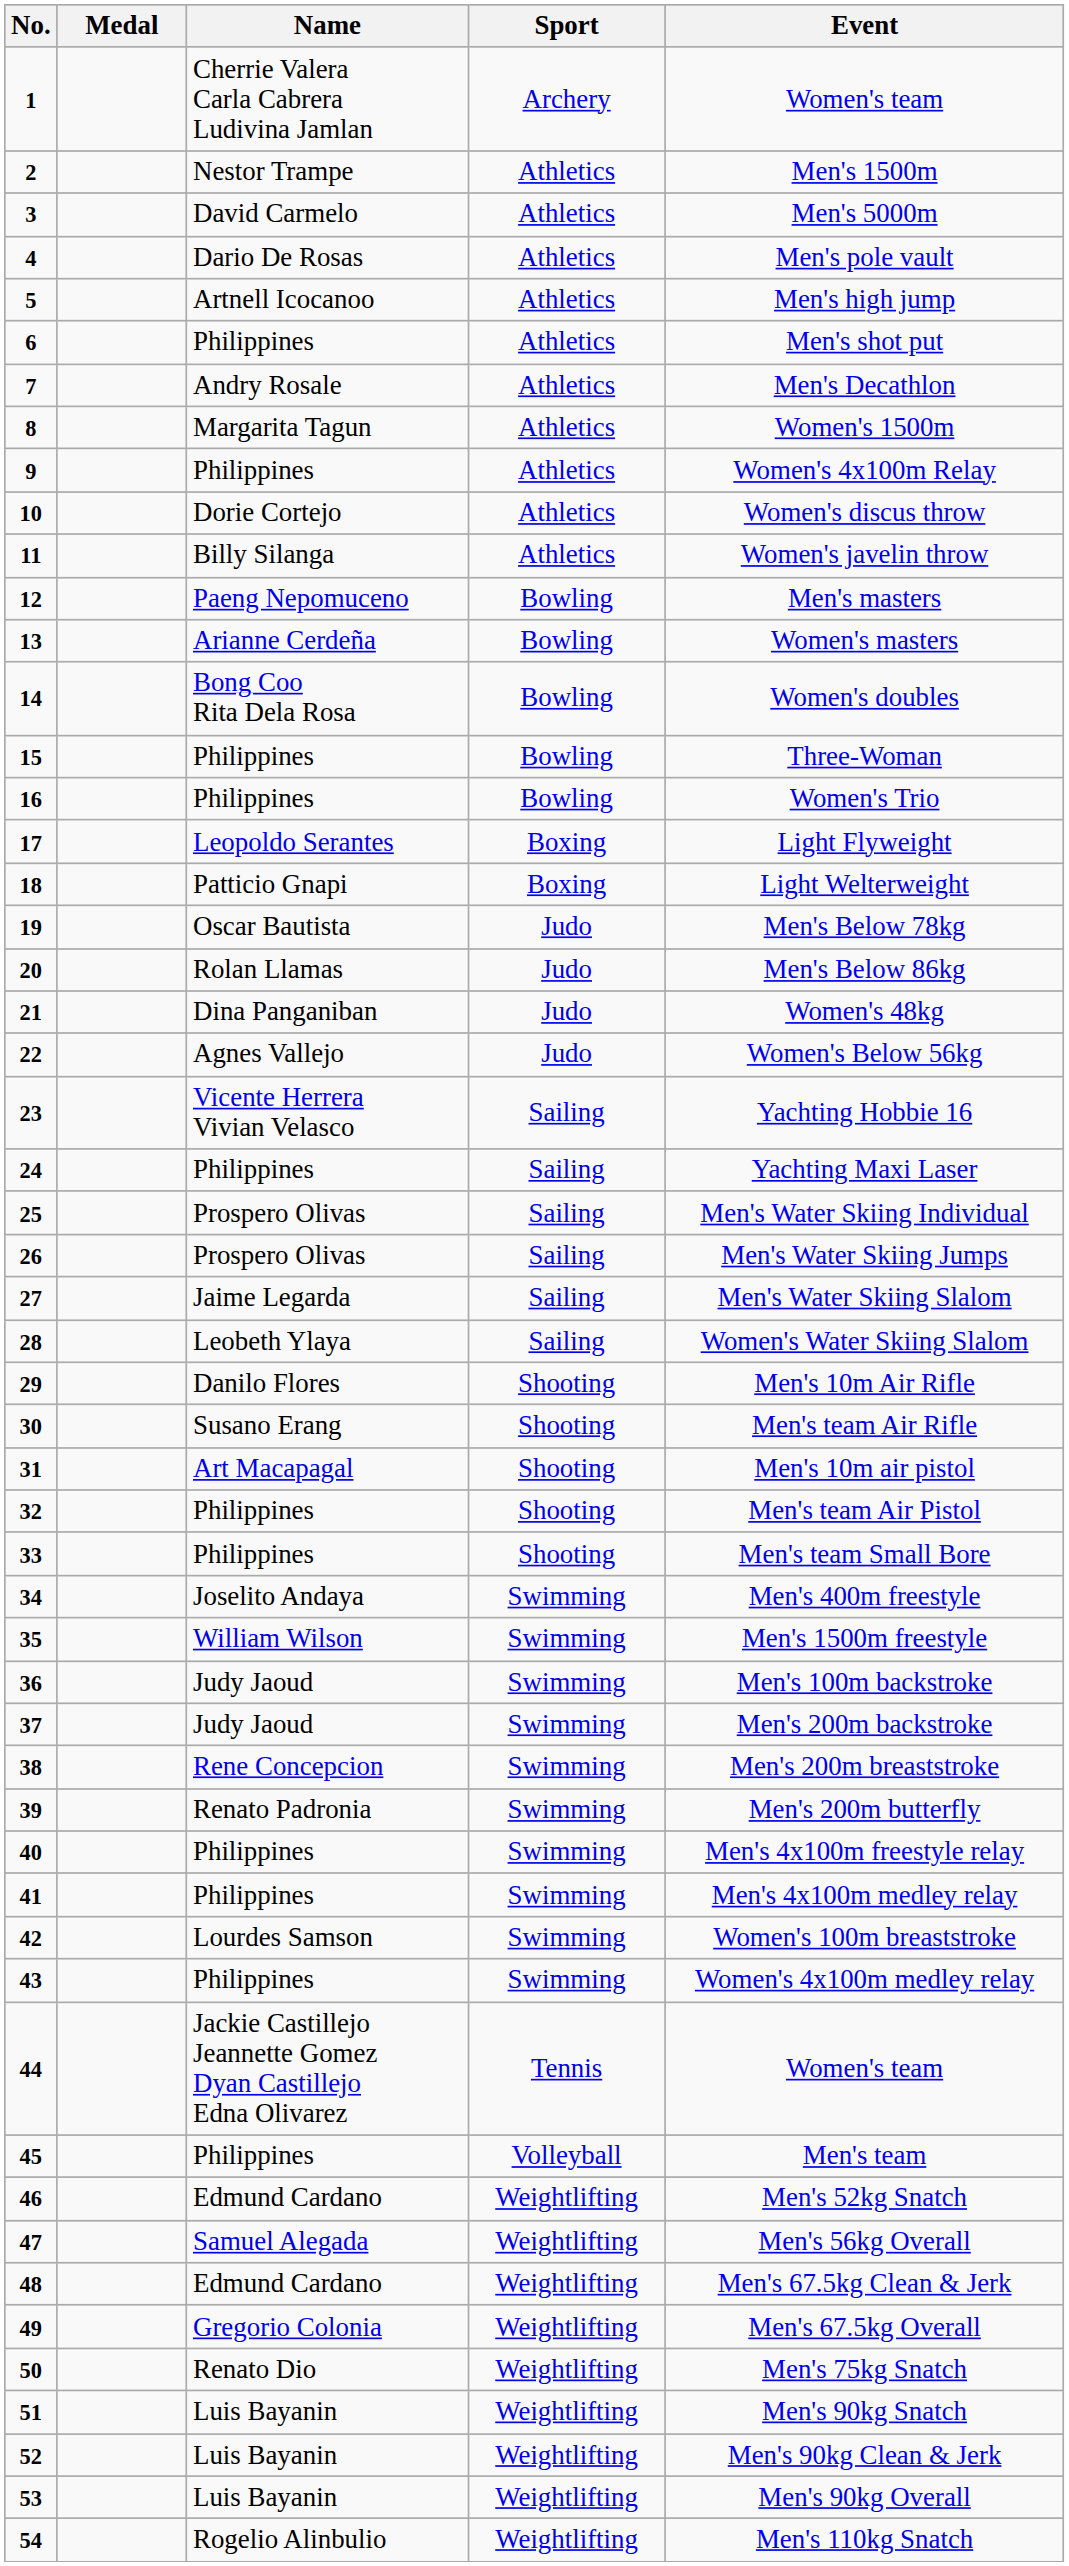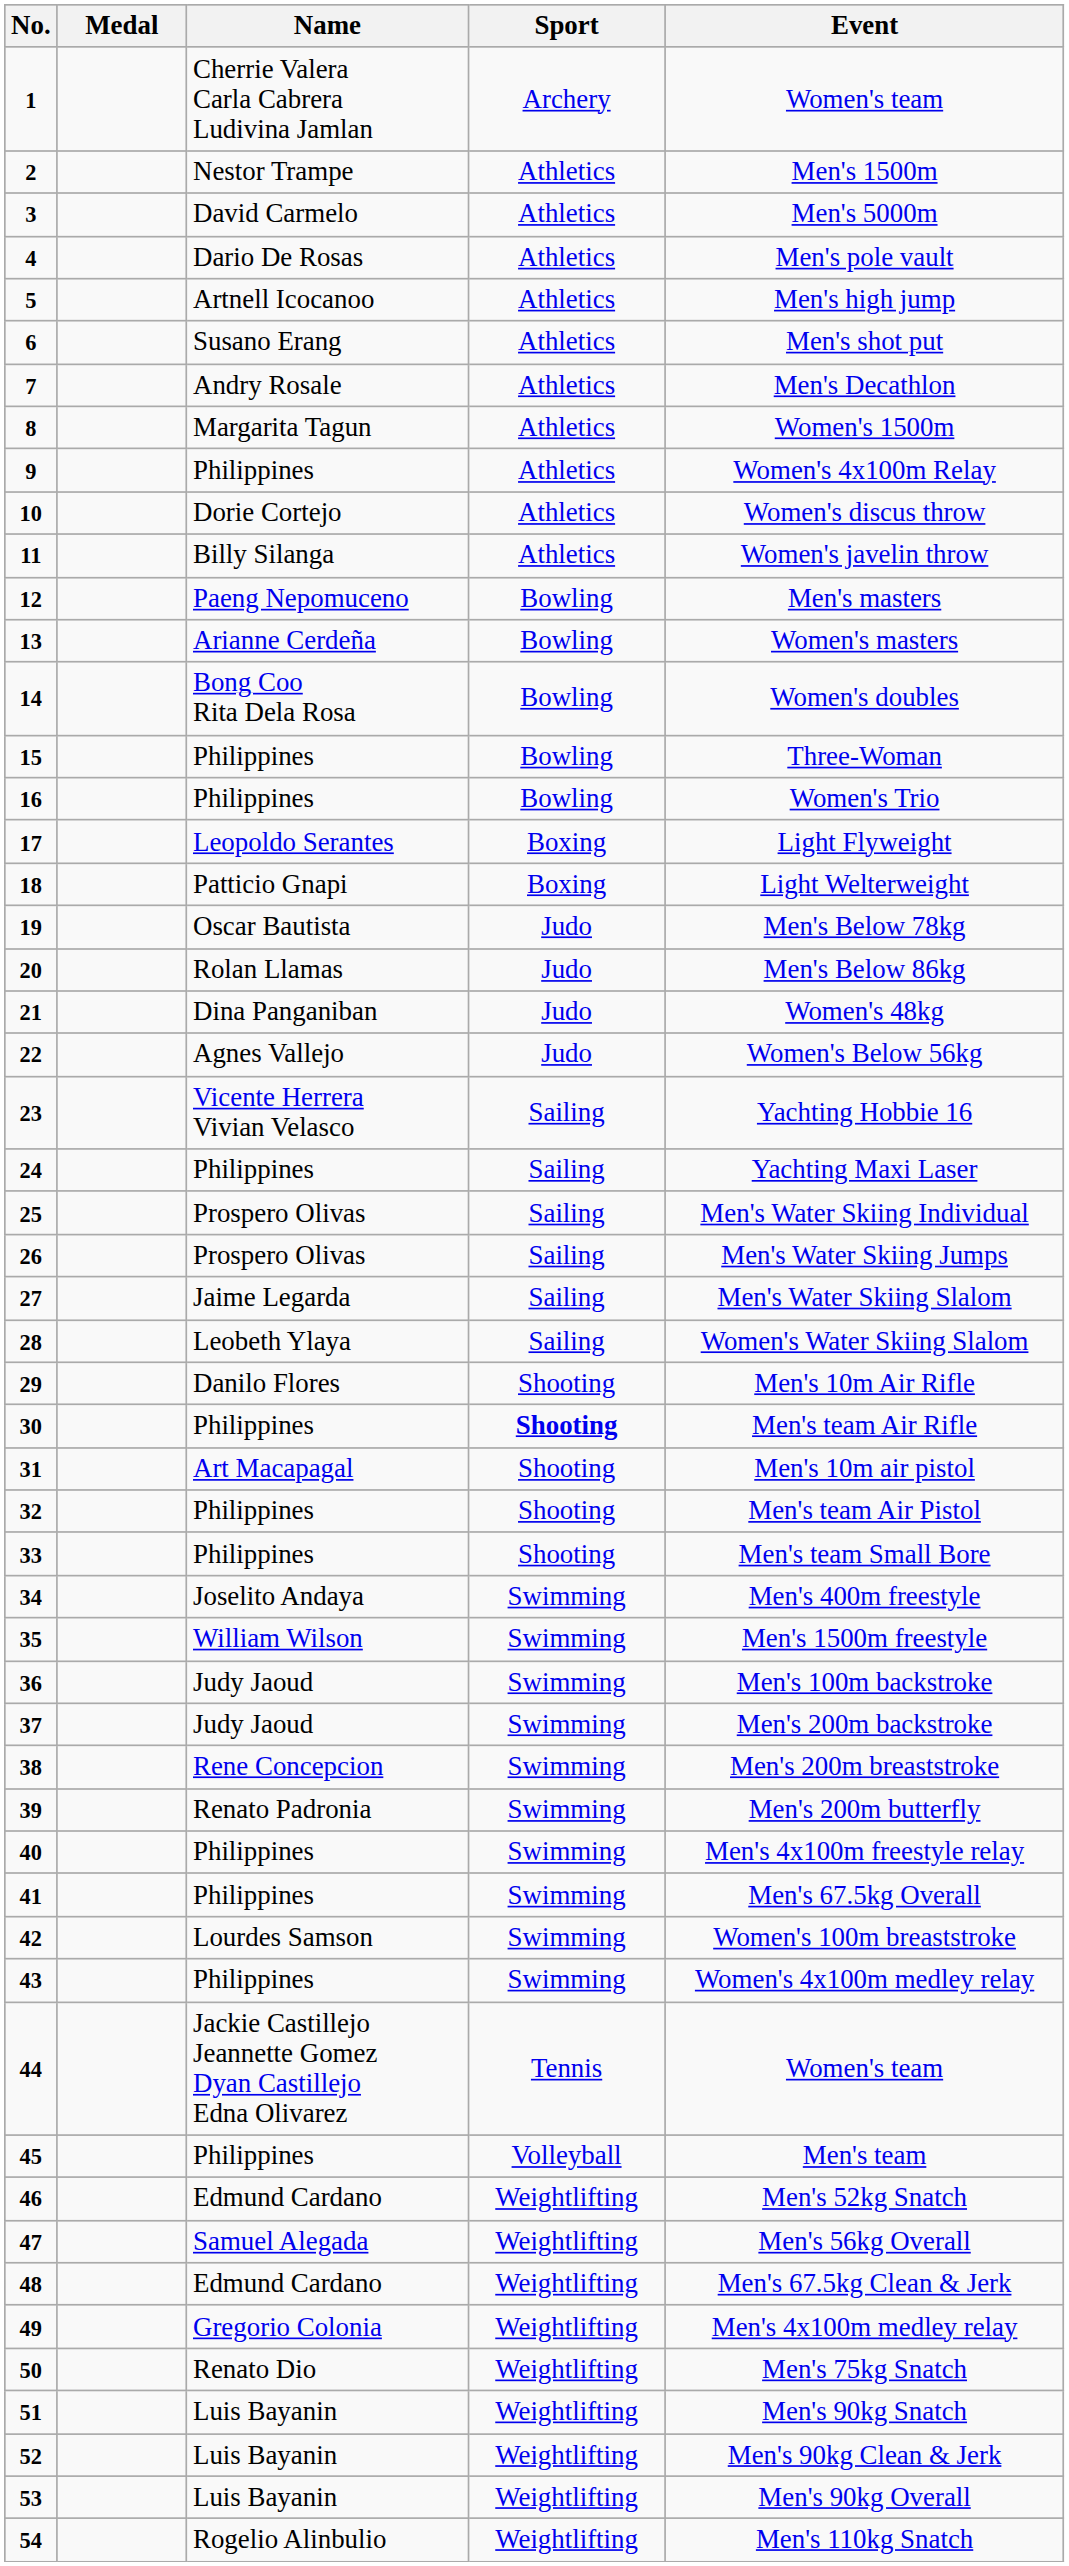(253, 342) Philippines -> (267, 342) Susano Erang
(267, 1425) Susano Erang -> (253, 1425) Philippines
(567, 1425) normal -> (567, 1425) bold
(865, 1894) Men's 4x100m medley relay -> (865, 1894) Men's 67.5kg Overall
(865, 2326) Men's 67.5kg Overall -> (865, 2326) Men's 4x100m medley relay
